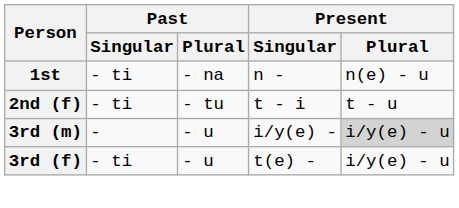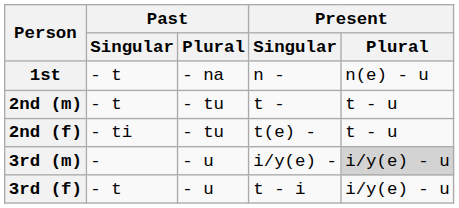(111, 76) - ti -> (106, 76) - t
+ row: (45, 104)
(279, 104) t - i -> (285, 132) t(e) -
(111, 161) - ti -> (106, 189) - t
(285, 161) t(e) - -> (279, 189) t - i
